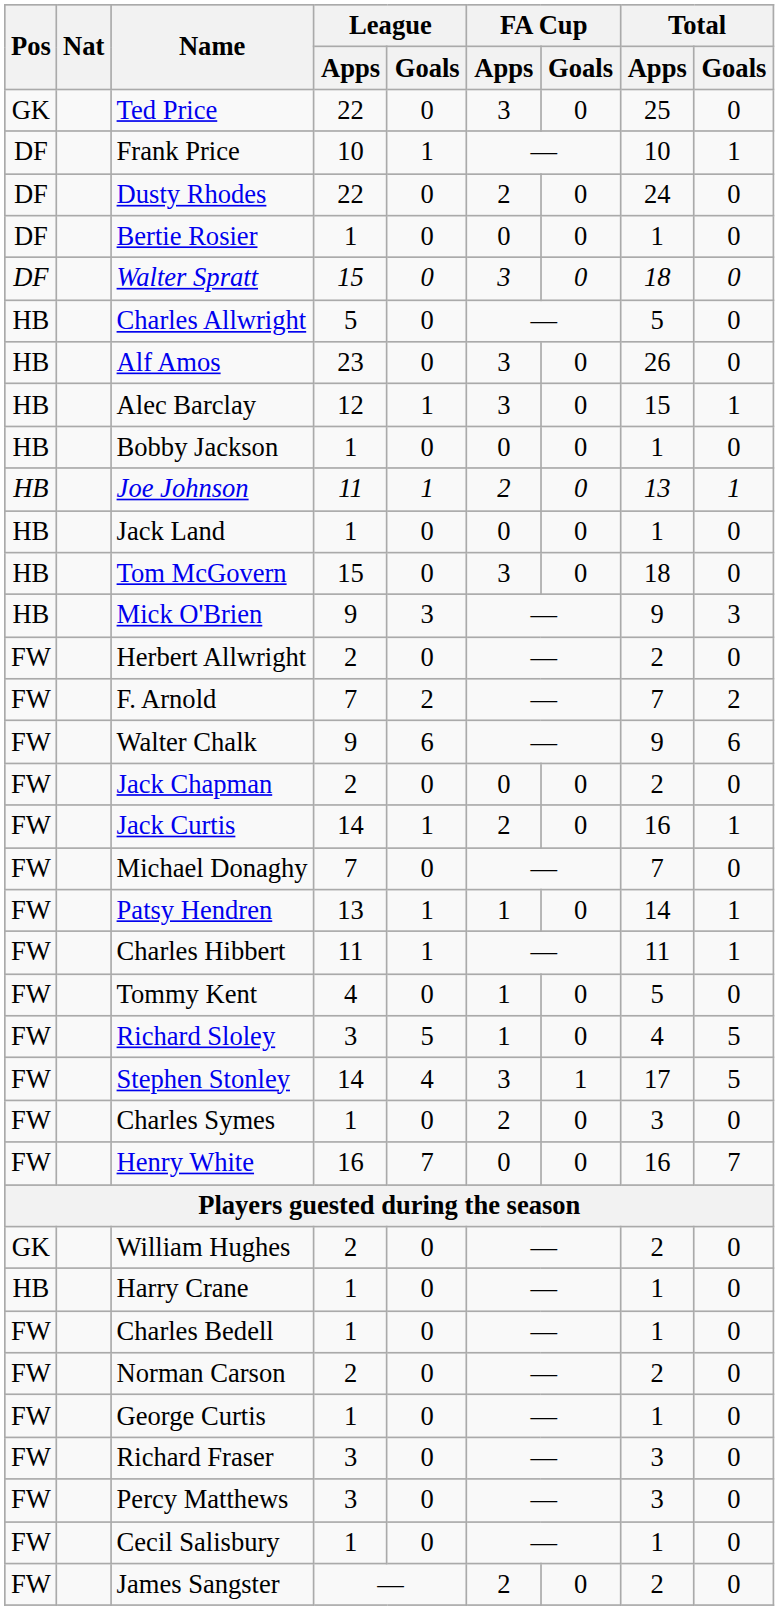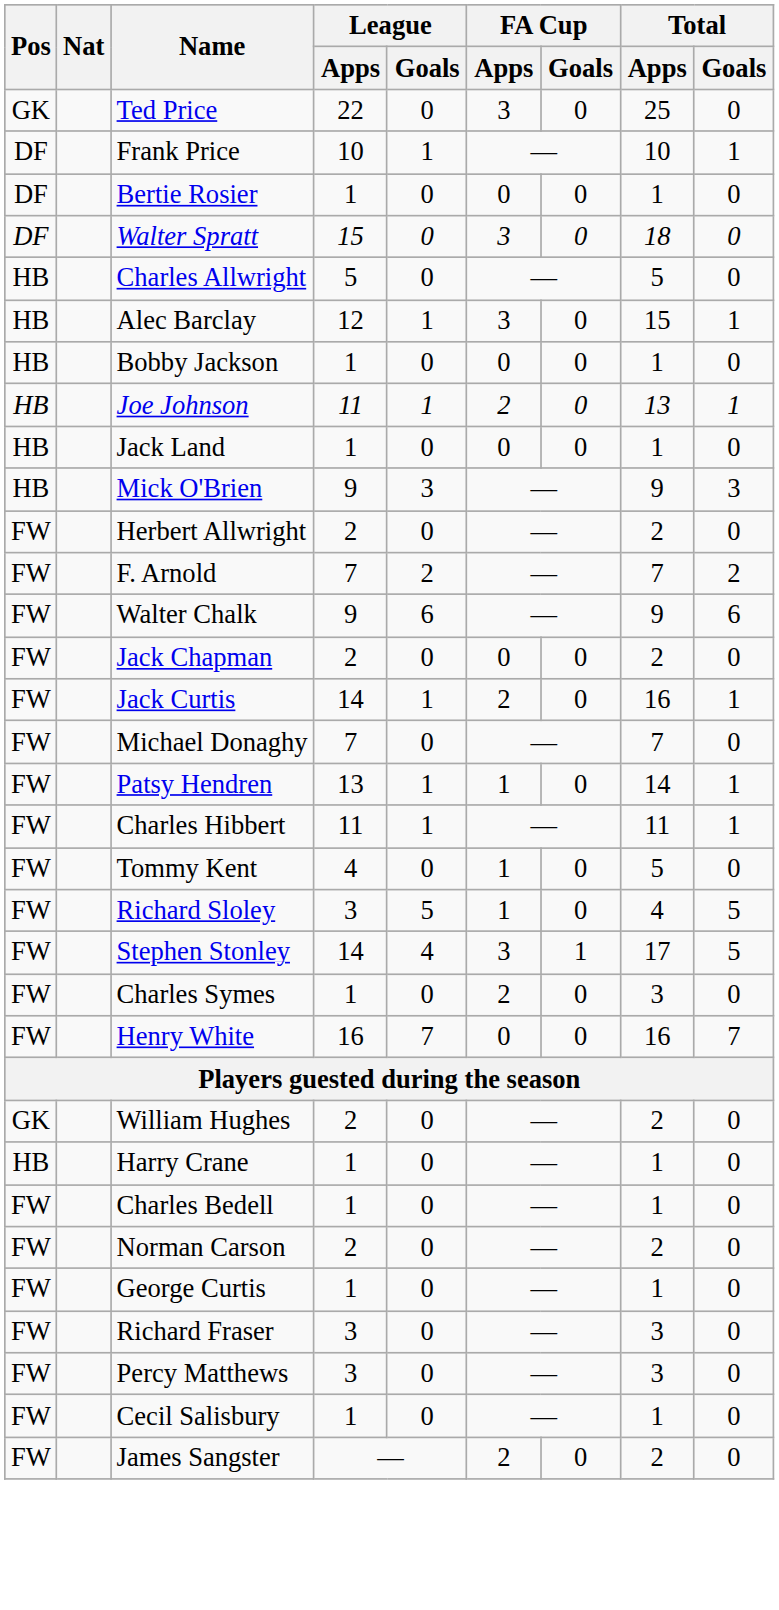- row: (191, 194)
- row: (169, 362)
- row: (202, 573)
